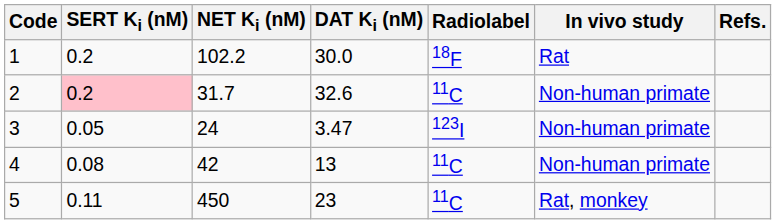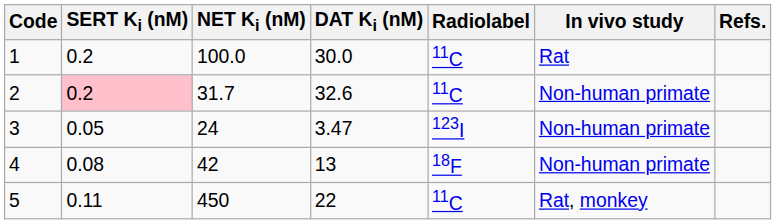(221, 57) 102.2 -> (221, 57) 100.0
(447, 57) 18F -> (447, 57) 11C
(447, 164) 11C -> (447, 164) 18F
(325, 200) 23 -> (325, 200) 22
